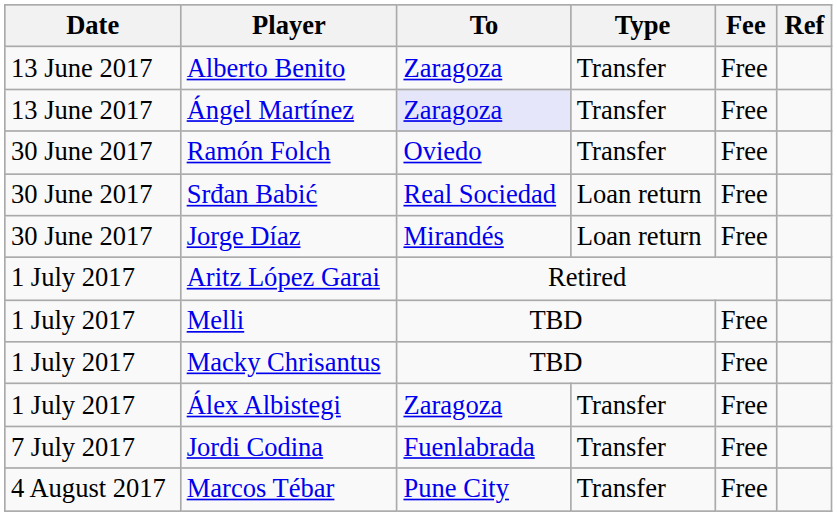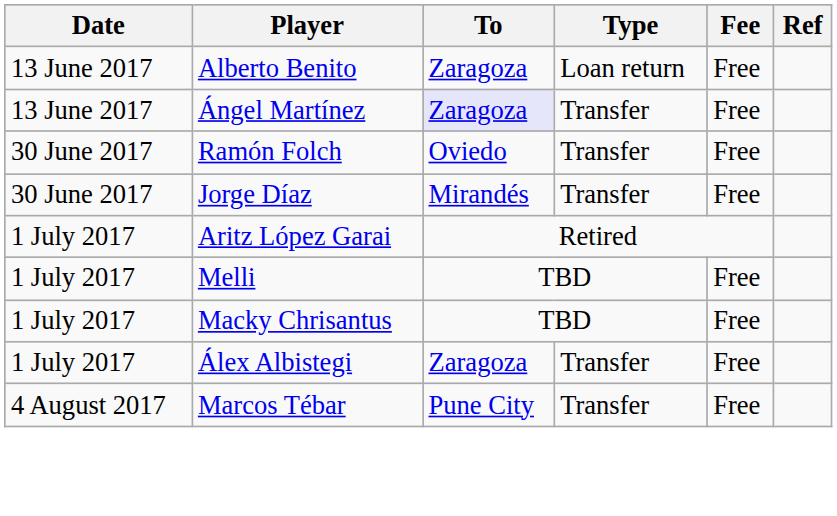(621, 67) Transfer -> (622, 67) Loan return
- row: (252, 194)
(639, 236) Loan return -> (605, 194) Transfer
- row: (255, 446)
